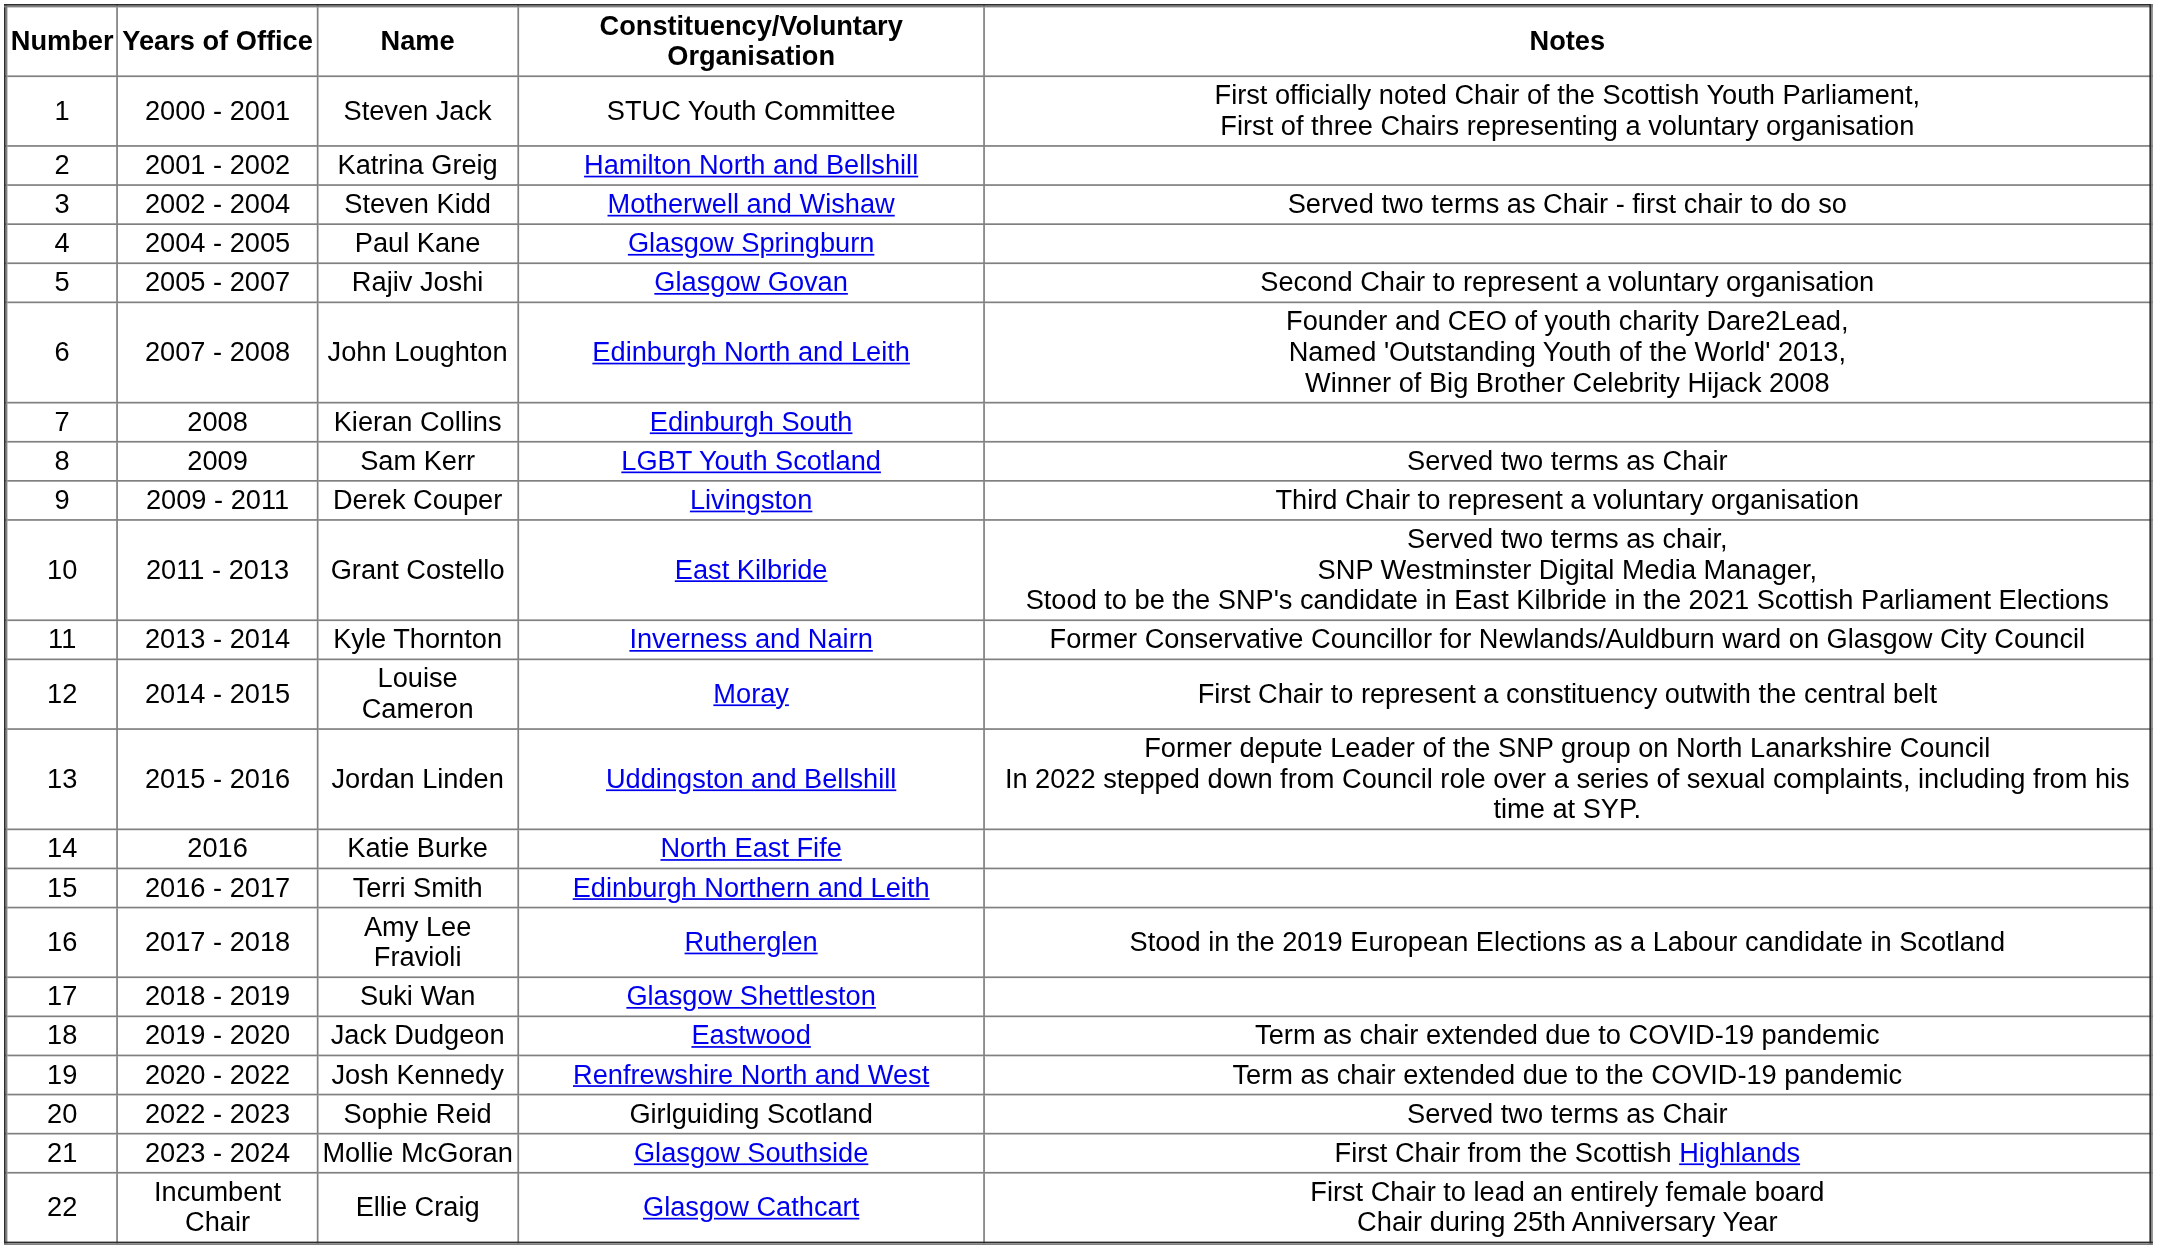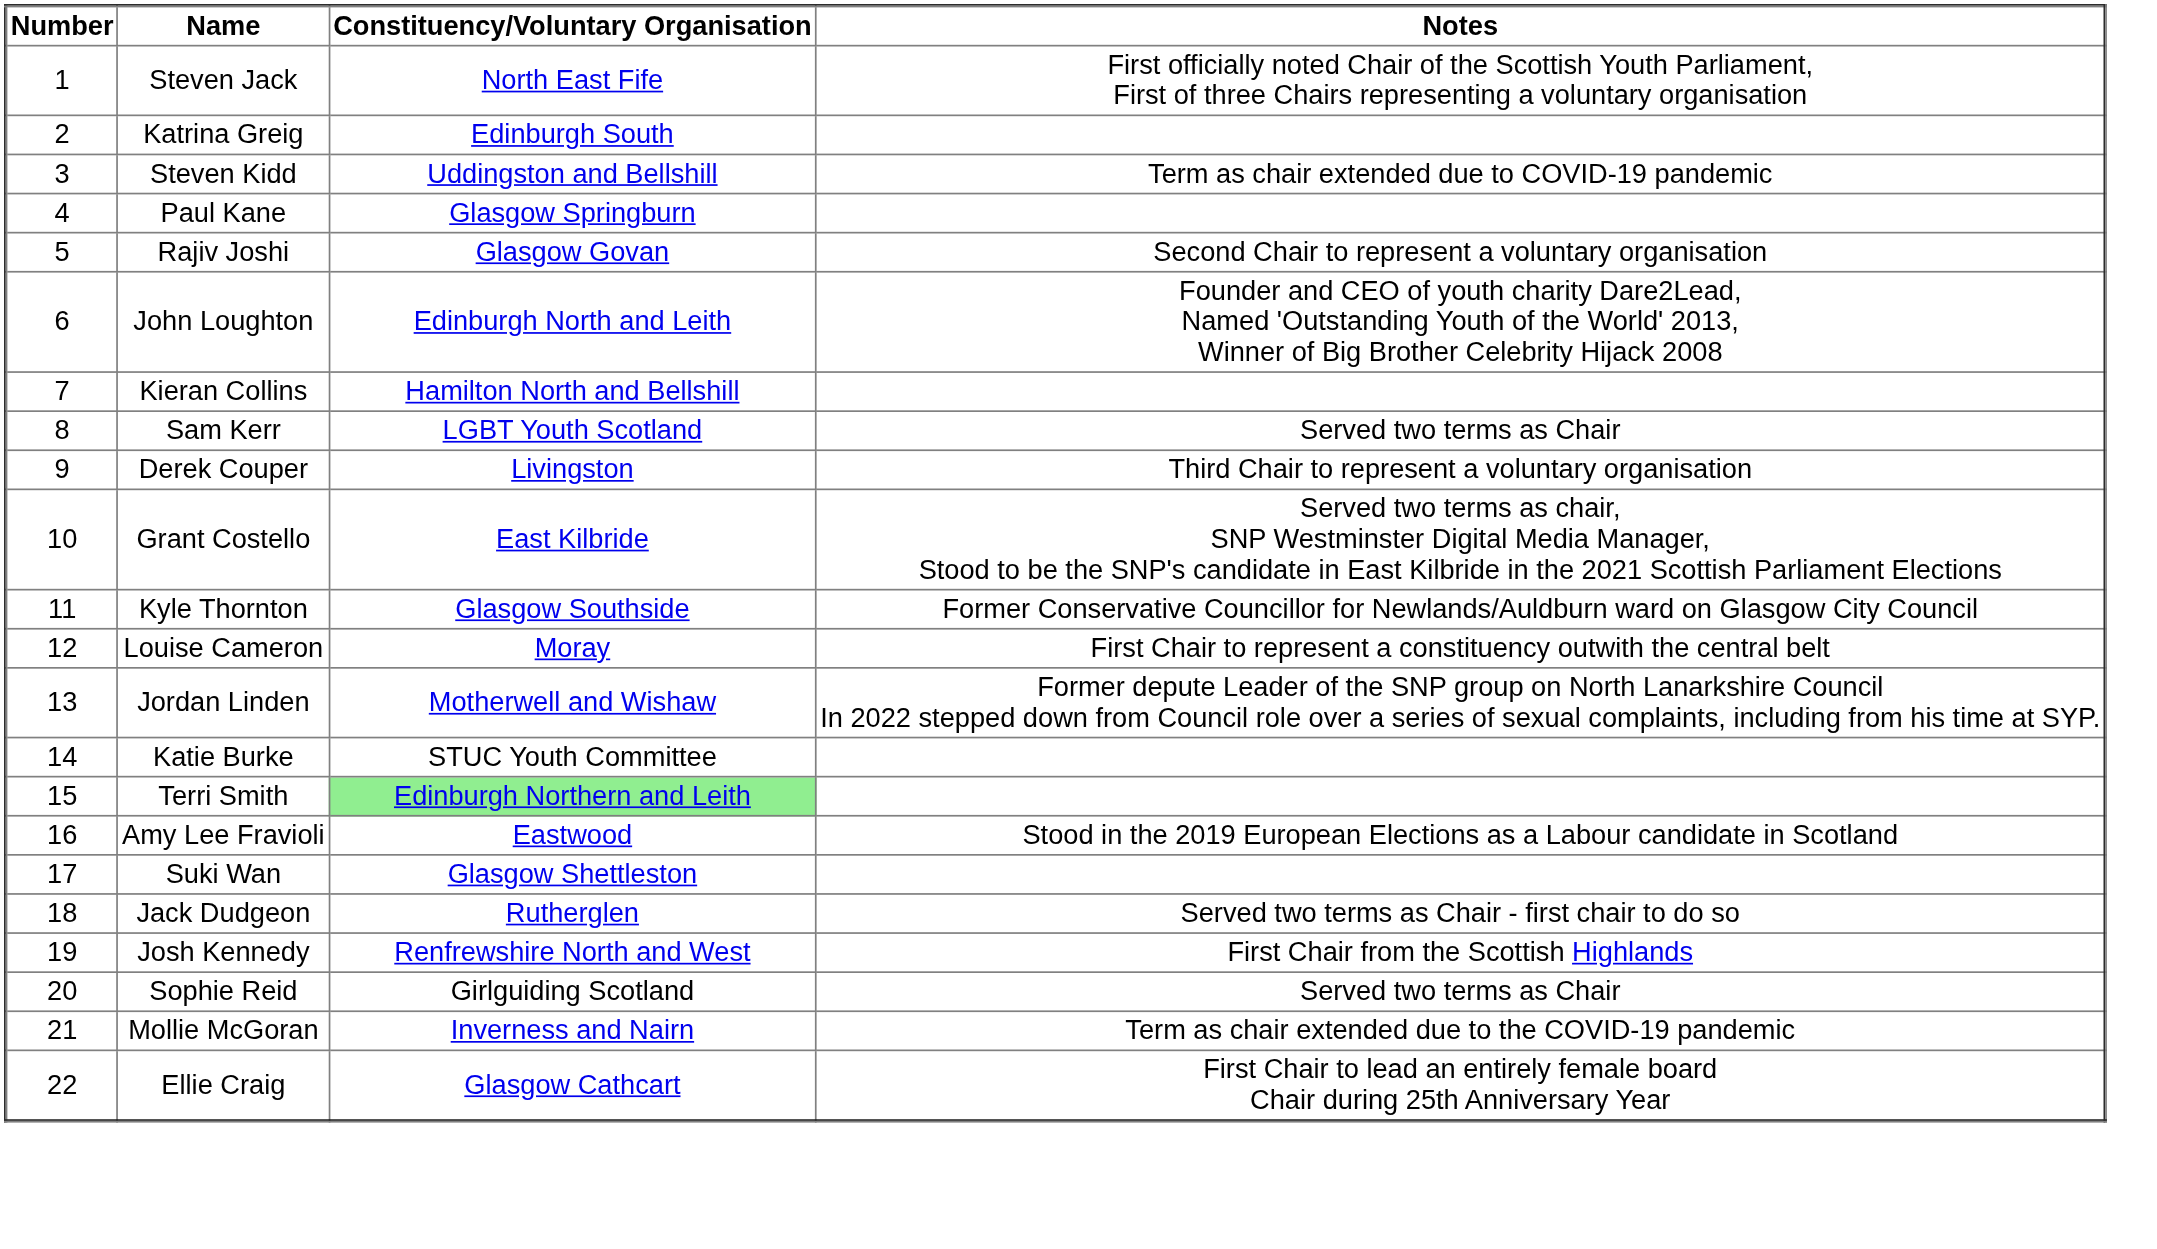- column: (218, 41)
(751, 110) STUC Youth Committee -> (572, 80) North East Fife
(751, 165) Hamilton North and Bellshill -> (572, 134) Edinburgh South
(751, 204) Motherwell and Wishaw -> (572, 173) Uddingston and Bellshill
(1567, 204) Served two terms as Chair - first chair to do so -> (1460, 173) Term as chair extended due to COVID-19 pandemic
(751, 421) Edinburgh South -> (572, 391) Hamilton North and Bellshill
(751, 639) Inverness and Nairn -> (572, 608) Glasgow Southside
(751, 778) Uddingston and Bellshill -> (572, 702) Motherwell and Wishaw
(751, 848) North East Fife -> (572, 756) STUC Youth Committee
(751, 887) no background -> (572, 795) lightgreen background
(751, 942) Rutherglen -> (572, 834) Eastwood
(751, 1035) Eastwood -> (572, 913) Rutherglen
(1567, 1035) Term as chair extended due to COVID-19 pandemic -> (1460, 913) Served two terms as Chair - first chair to do so
(1567, 1074) Term as chair extended due to the COVID-19 pandemic -> (1460, 952) First Chair from the Scottish Highlands
(751, 1152) Glasgow Southside -> (572, 1030) Inverness and Nairn
(1567, 1152) First Chair from the Scottish Highlands -> (1460, 1030) Term as chair extended due to the COVID-19 pandemic
